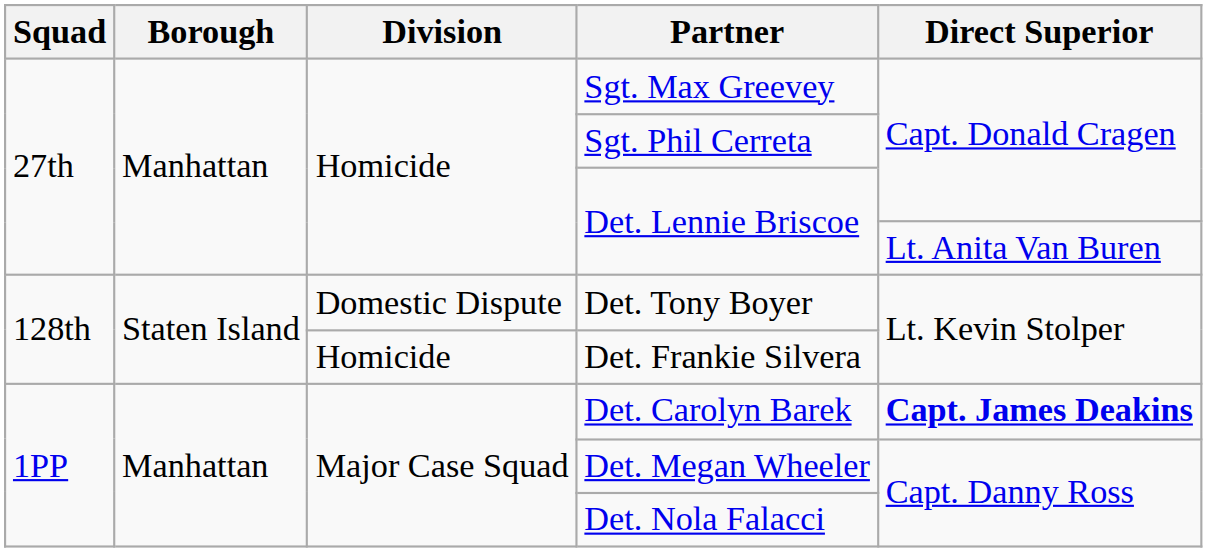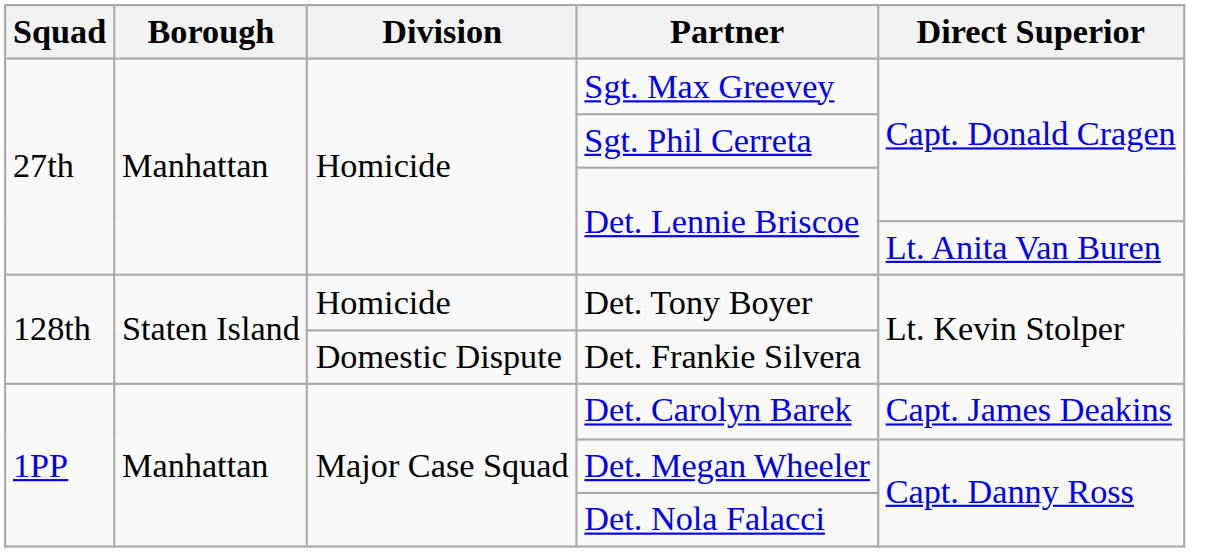(439, 302) Domestic Dispute -> (383, 302) Homicide
(383, 356) Homicide -> (439, 356) Domestic Dispute
(1039, 410) bold -> (1029, 410) normal
